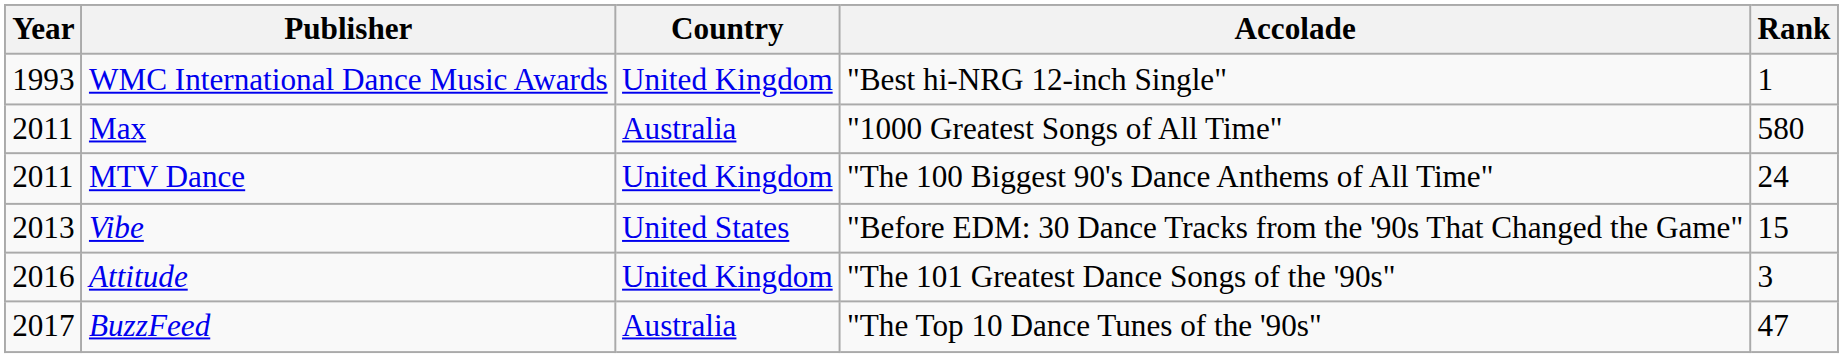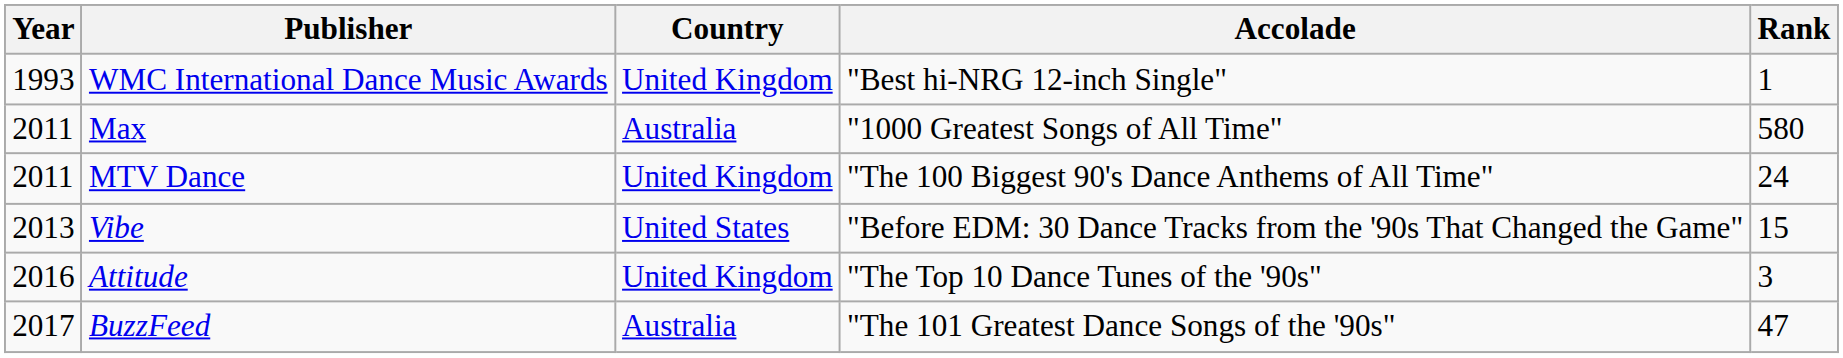(1121, 276) "The 101 Greatest Dance Songs of the '90s" -> (1084, 276) "The Top 10 Dance Tunes of the '90s"
(1084, 326) "The Top 10 Dance Tunes of the '90s" -> (1121, 326) "The 101 Greatest Dance Songs of the '90s"
